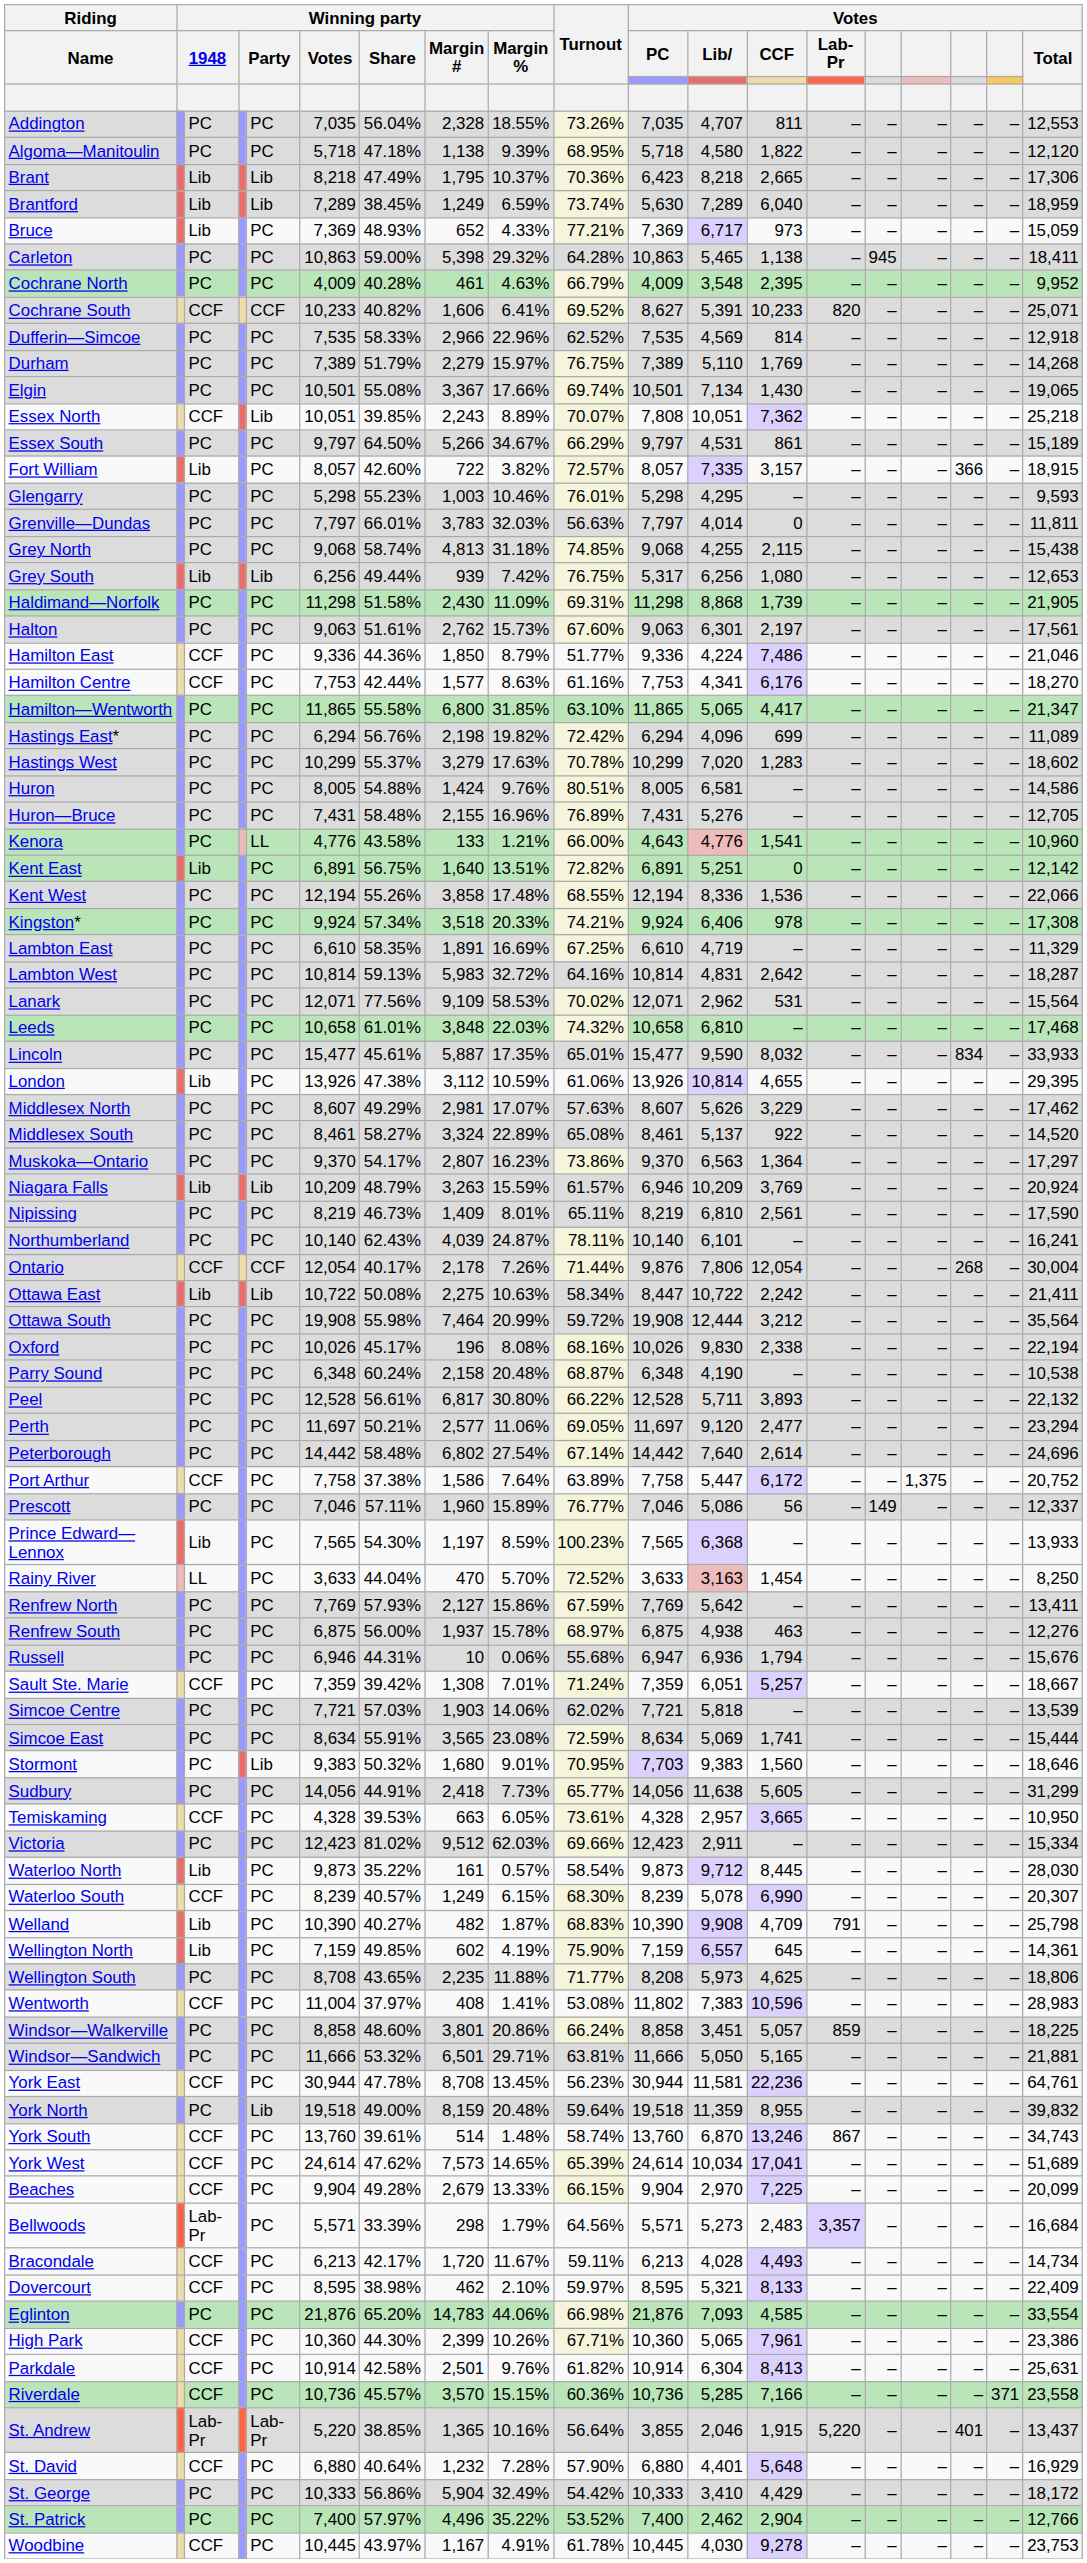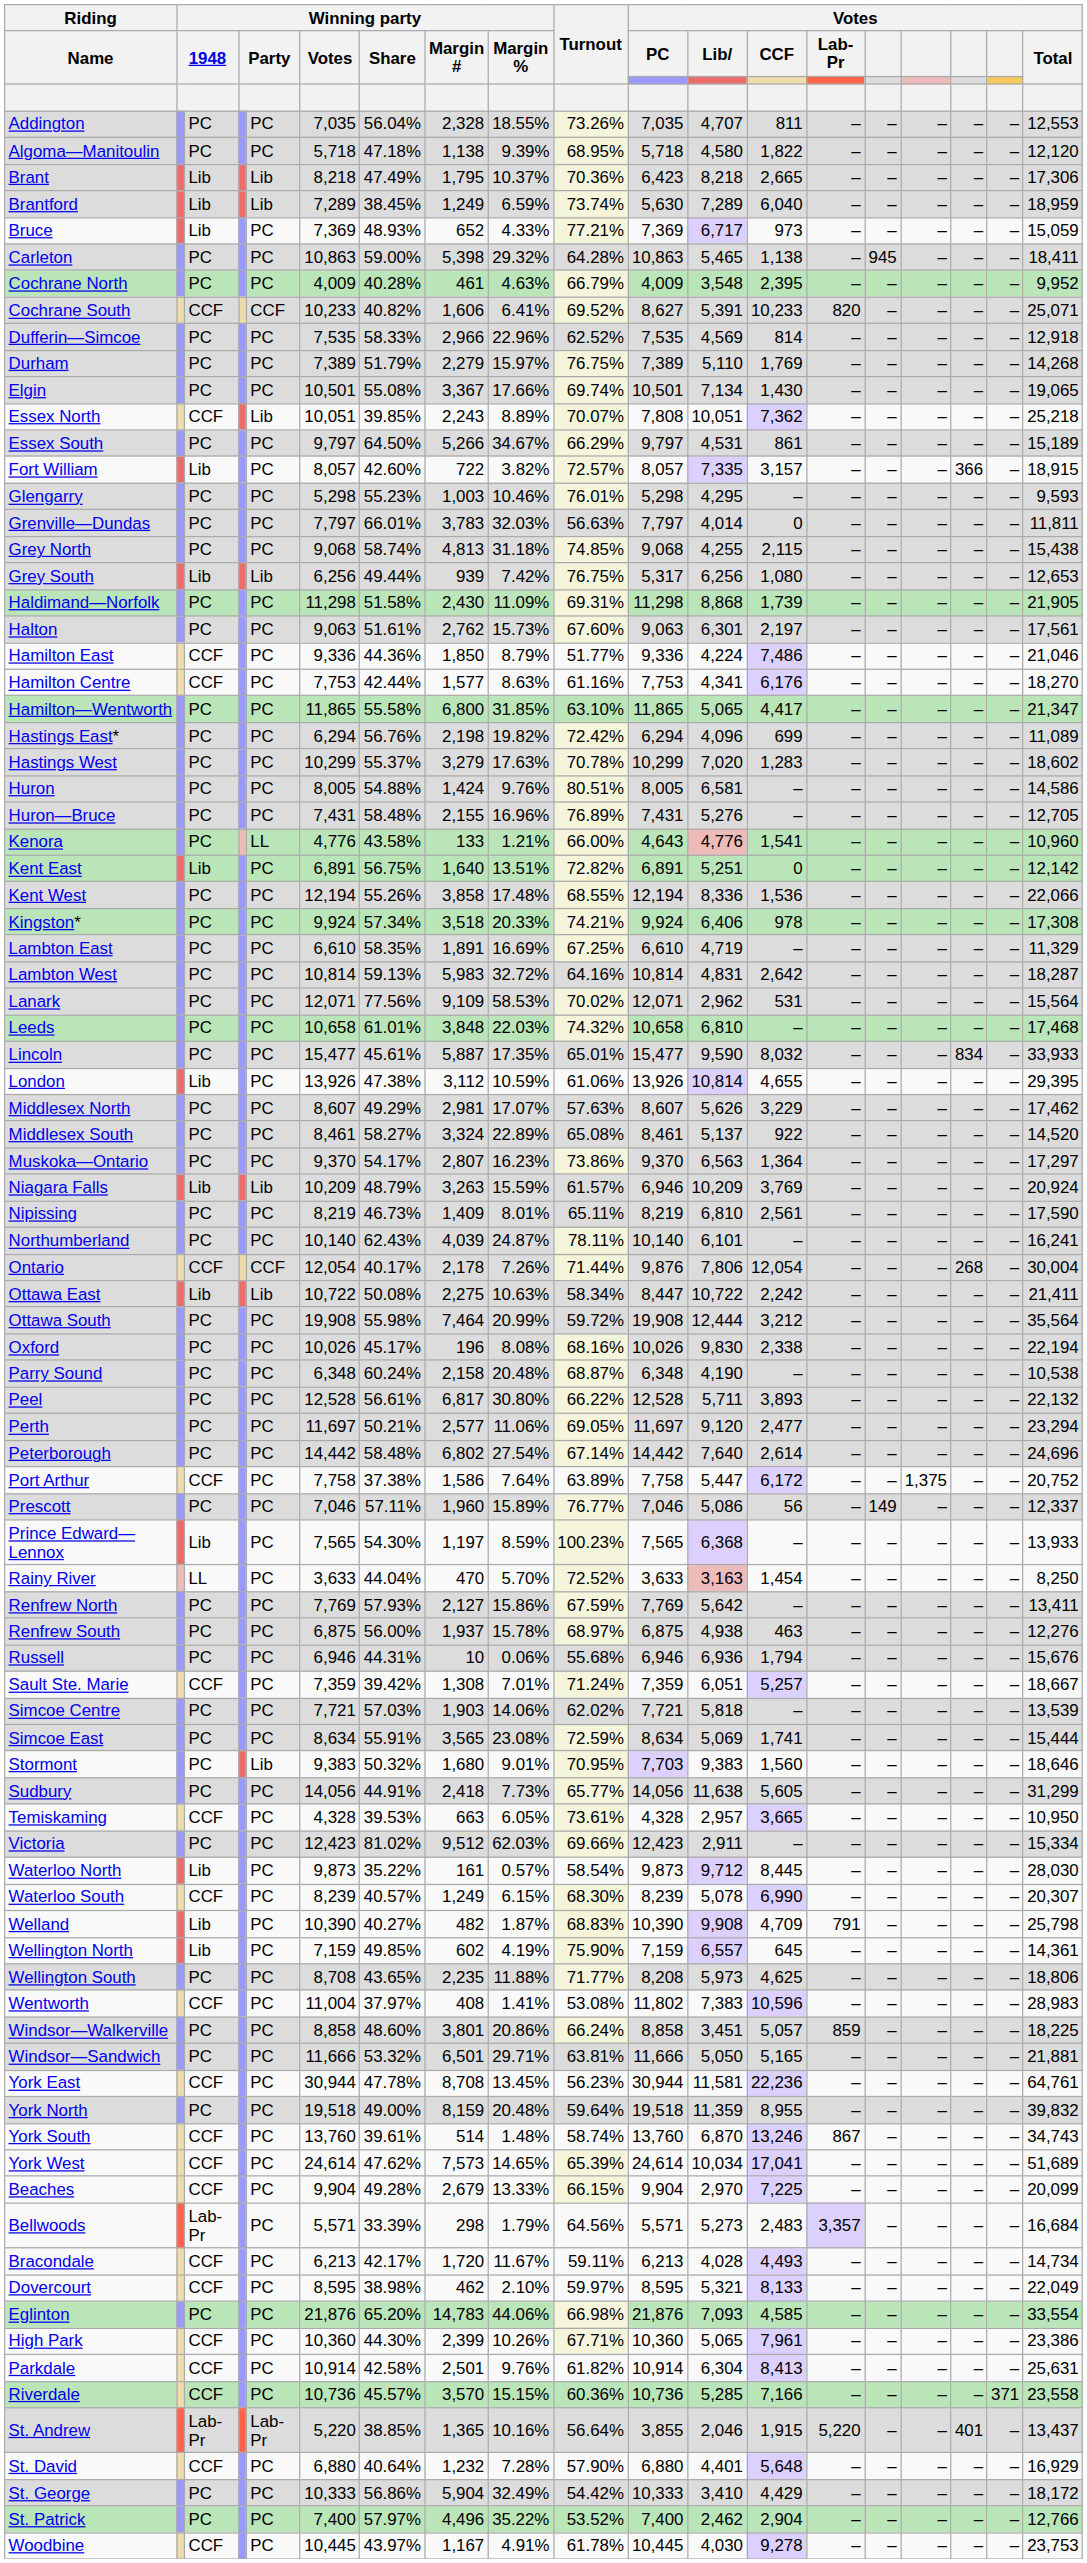(662, 1658) 6,947 -> (662, 1658) 6,946
(262, 2110) Lib -> (262, 2110) PC
(1053, 2288) 22,409 -> (1053, 2288) 22,049
